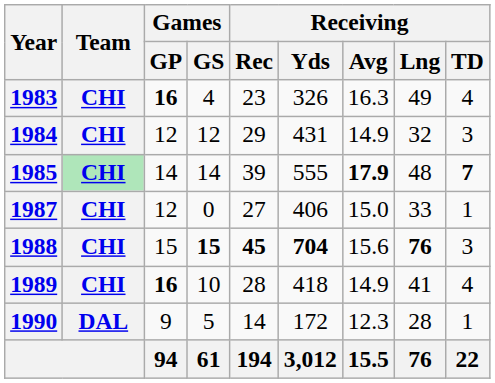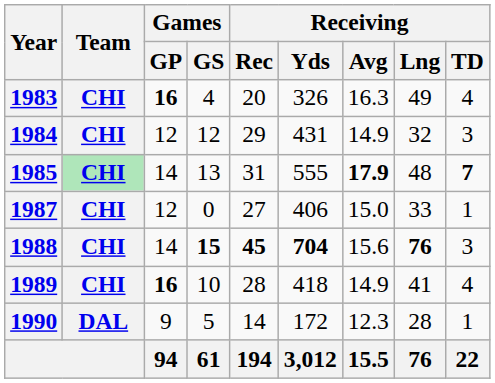(254, 97) 23 -> (254, 97) 20
(209, 172) 14 -> (209, 172) 13
(254, 172) 39 -> (254, 172) 31
(166, 246) 15 -> (166, 246) 14
